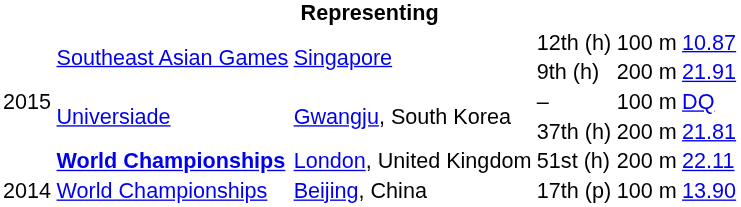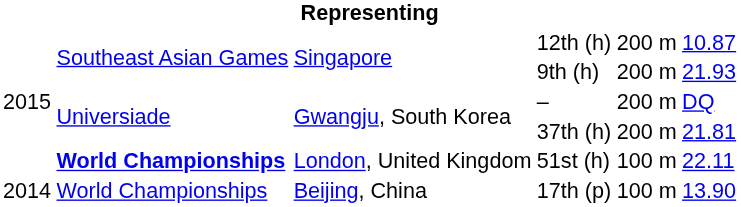(647, 42) 100 m -> (647, 42) 200 m
(709, 72) 21.91 -> (709, 72) 21.93
(647, 102) 100 m -> (647, 102) 200 m
(647, 161) 200 m -> (647, 161) 100 m
